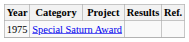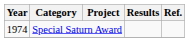(17, 29) 1975 -> (17, 29) 1974
